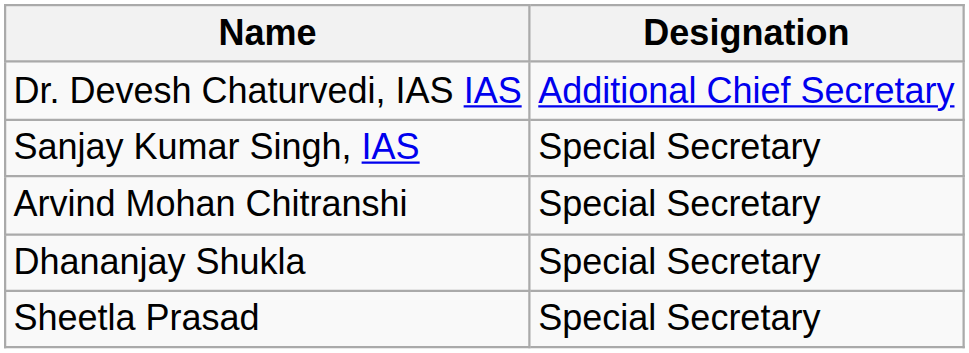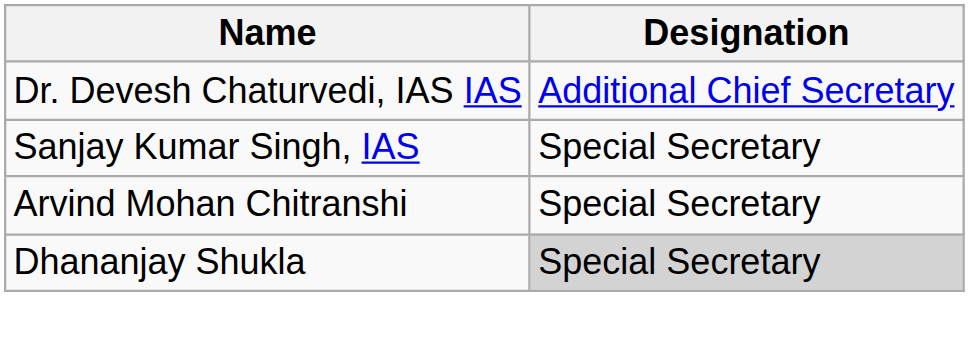(679, 261) no background -> (679, 261) lightgrey background
- row: (137, 318)
